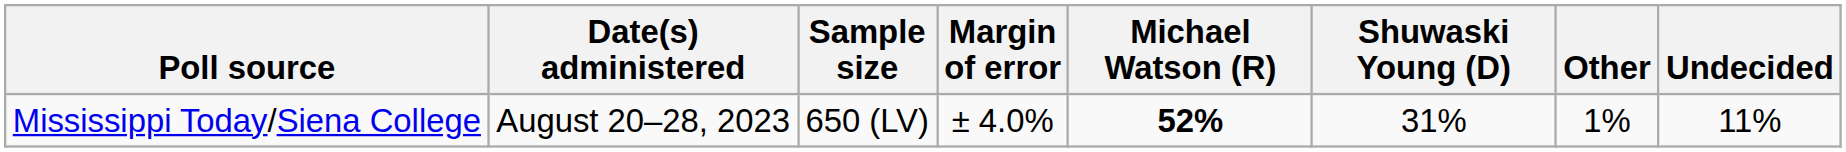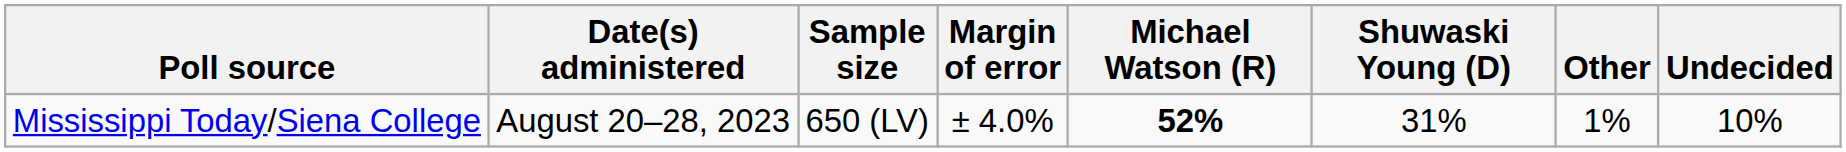(1750, 120) 11% -> (1750, 120) 10%
